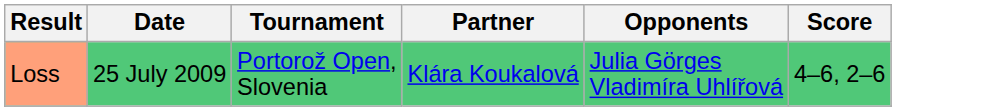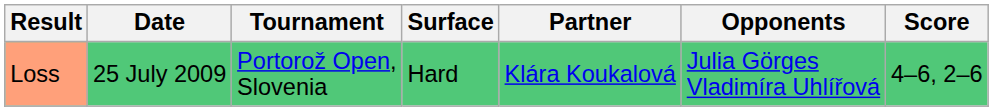+ column: (451, 23)
